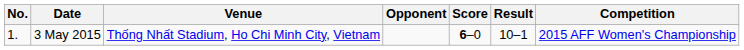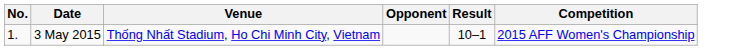- column: (470, 14)
